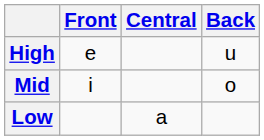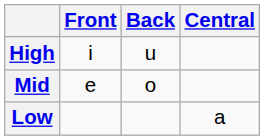columns swapped: (161, 20) <-> (231, 20)
(90, 53) e -> (90, 53) i
(90, 85) i -> (90, 85) e
